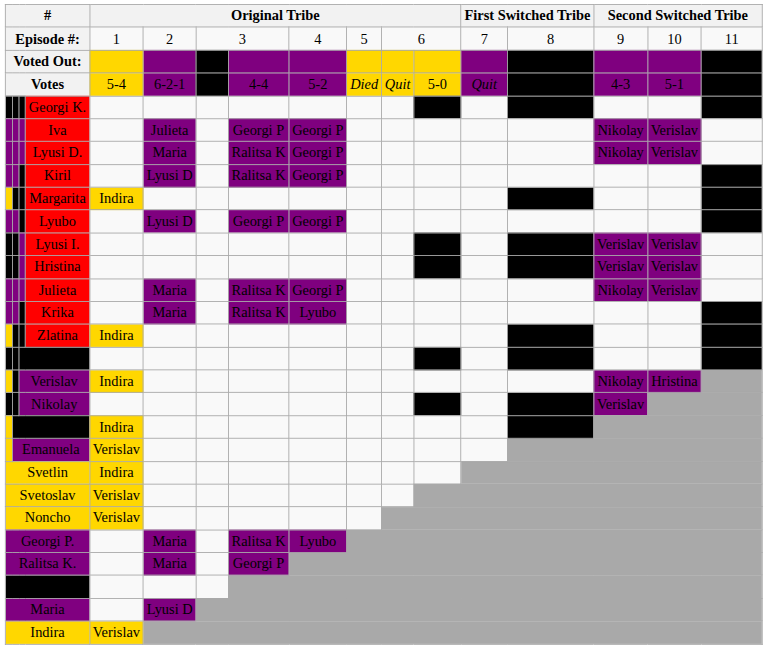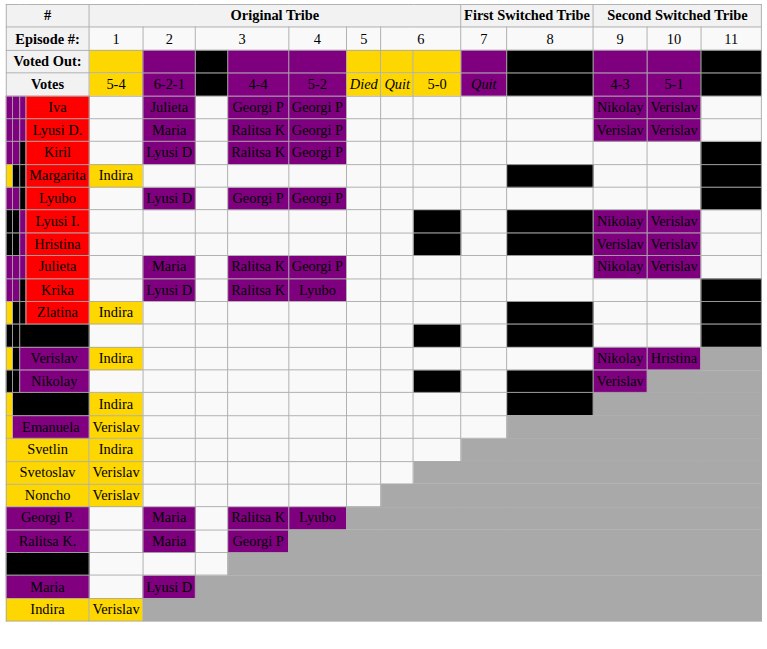- row: (58, 107)
(621, 152) Nikolay -> (620, 130) Verislav
(621, 244) Verislav -> (620, 221) Nikolay
(170, 312) Maria -> (169, 289) Lyusi D
